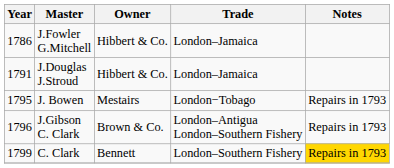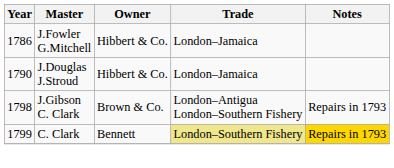(20, 74) 1791 -> (20, 74) 1790
- row: (60, 100)
(20, 127) 1796 -> (20, 107) 1798
(238, 153) no background -> (238, 134) khaki background
